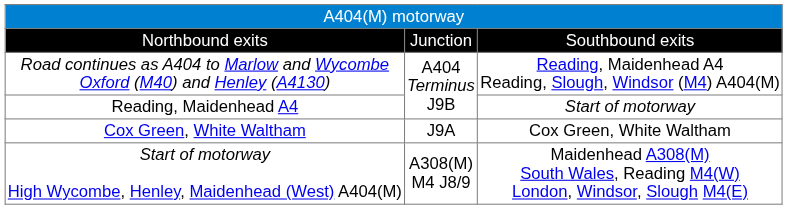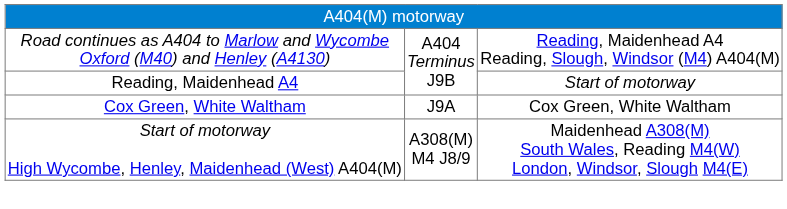- row: (205, 40)
